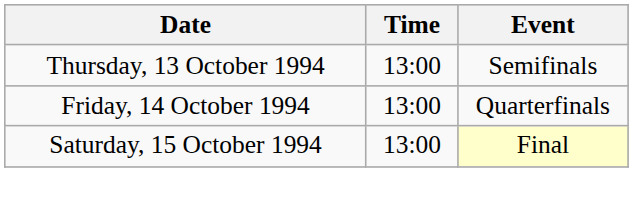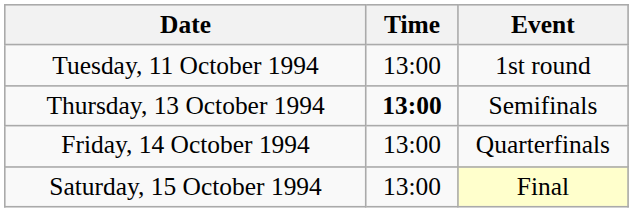+ row: (186, 65)
(412, 65) normal -> (412, 105) bold
